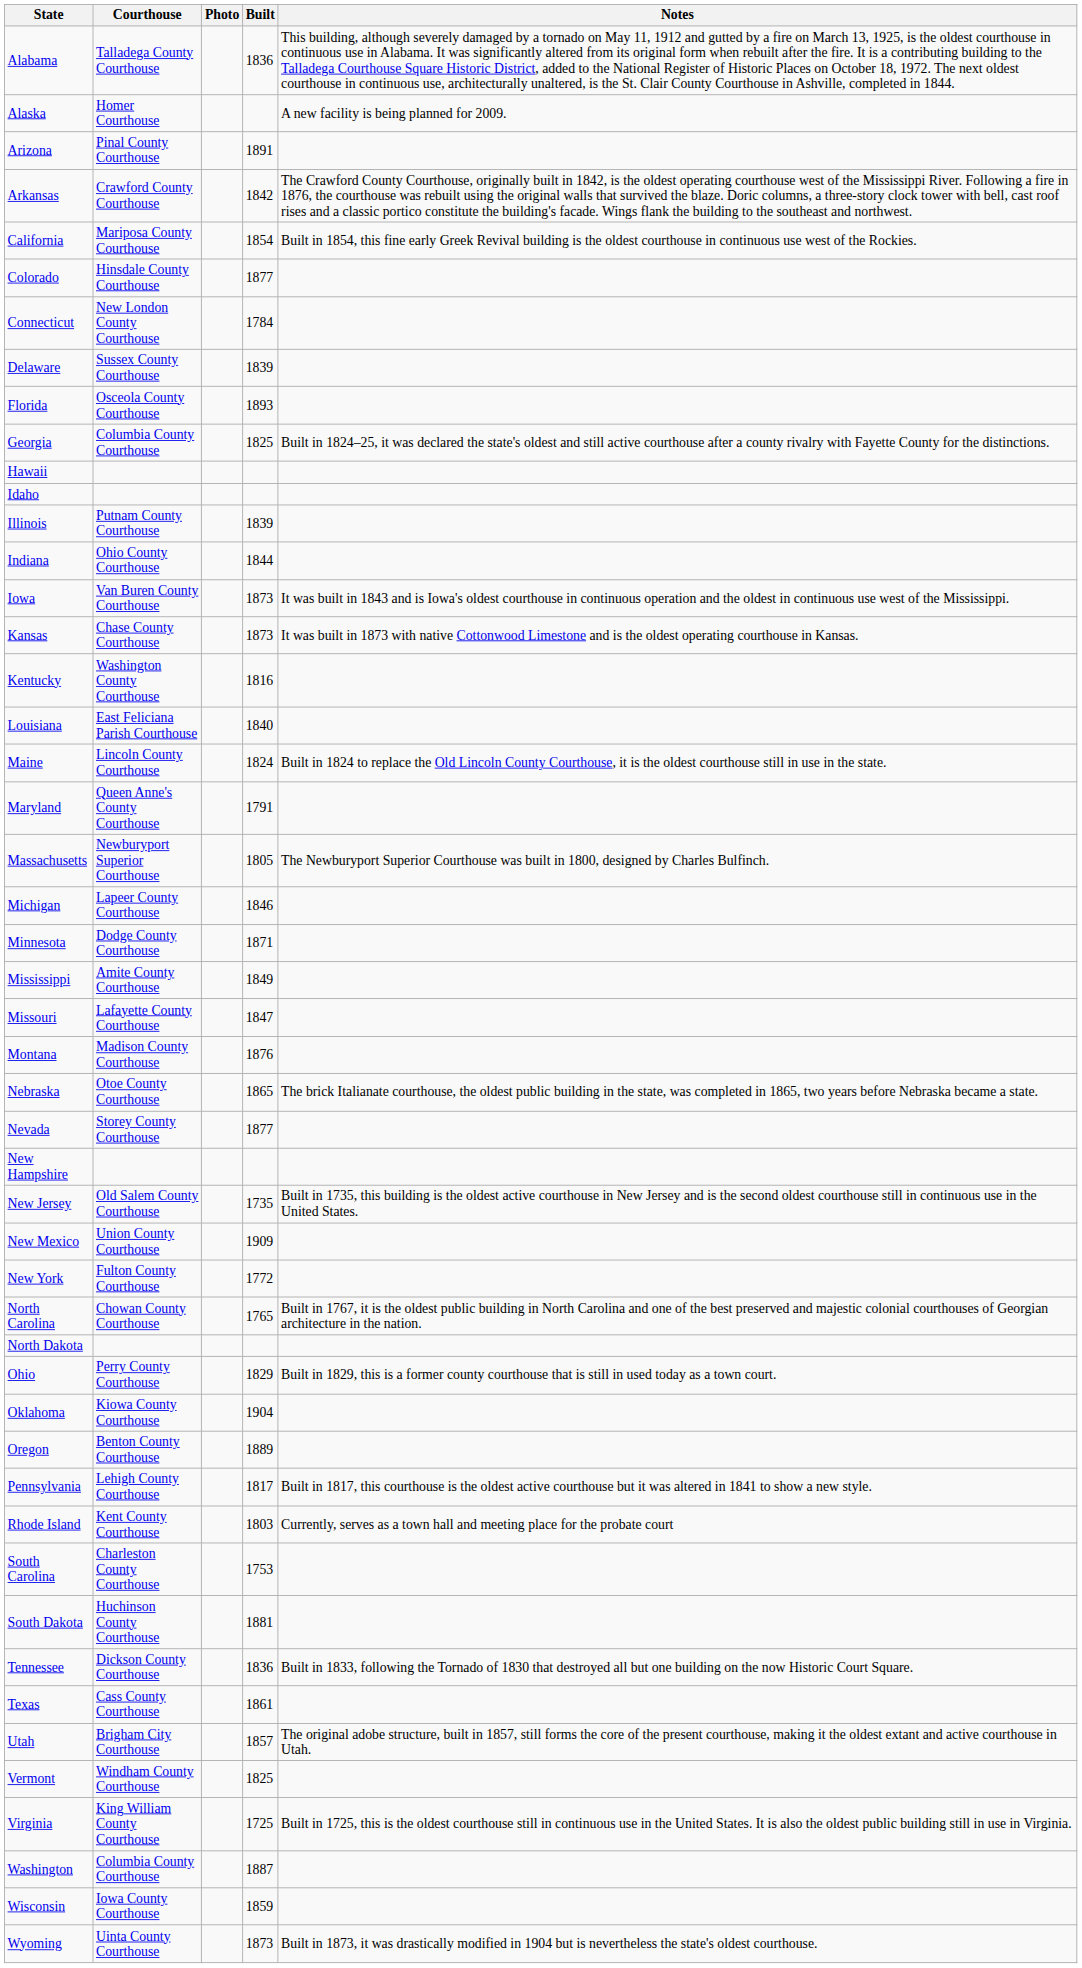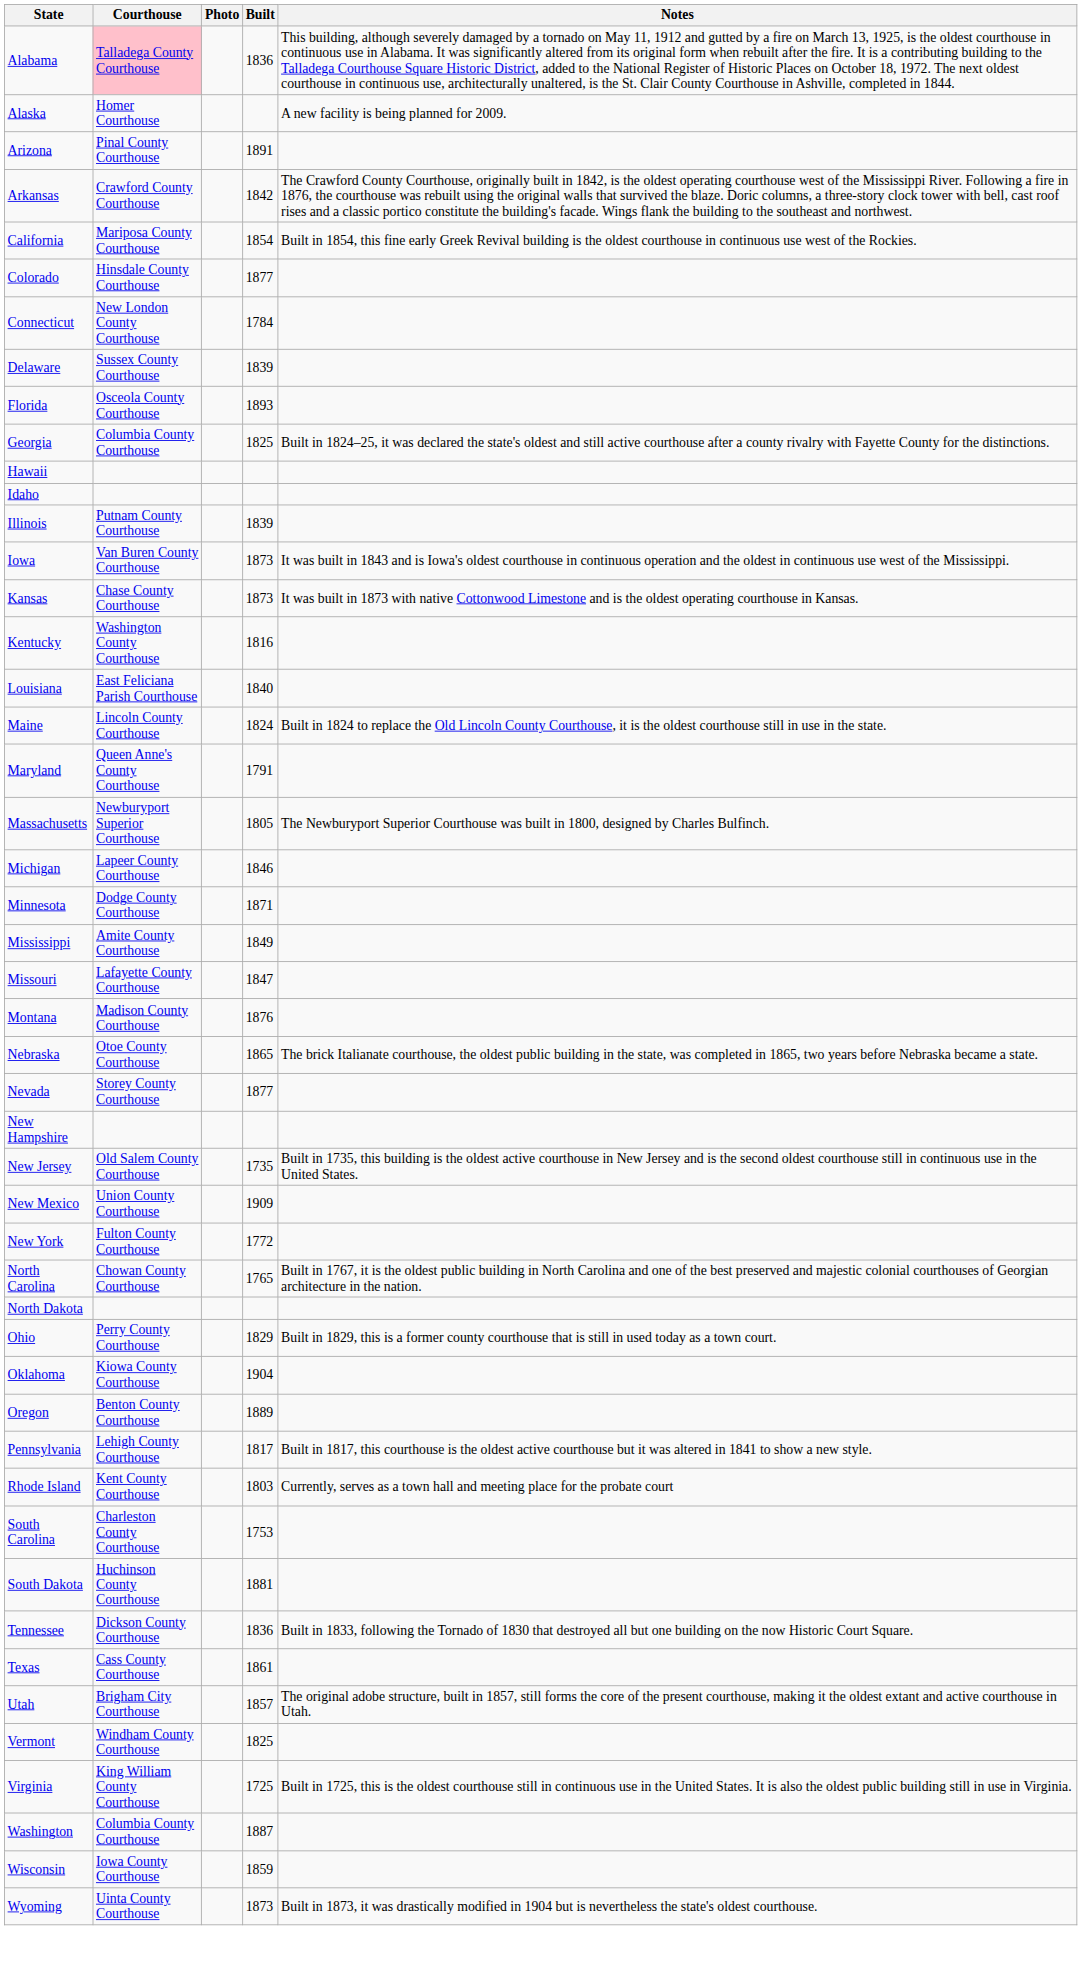(145, 60) no background -> (145, 60) pink background
- row: (28, 560)
